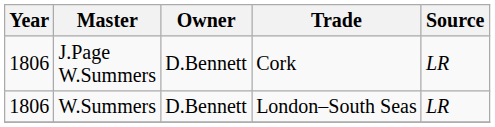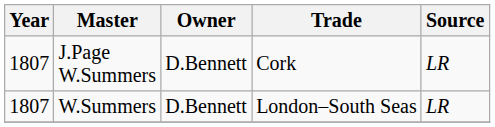(29, 63) 1806 -> (29, 63) 1807
(29, 106) 1806 -> (29, 106) 1807
